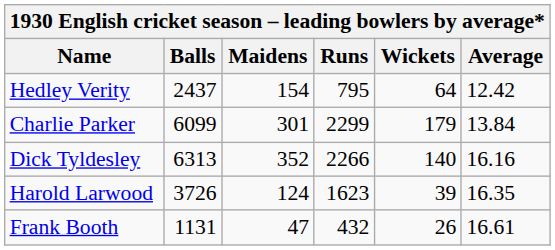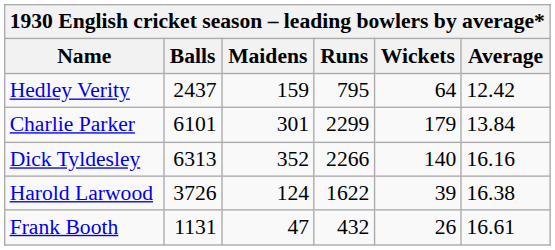(293, 90) 154 -> (293, 90) 159
(195, 124) 6099 -> (195, 124) 6101
(348, 192) 1623 -> (348, 192) 1622
(491, 192) 16.35 -> (491, 192) 16.38
